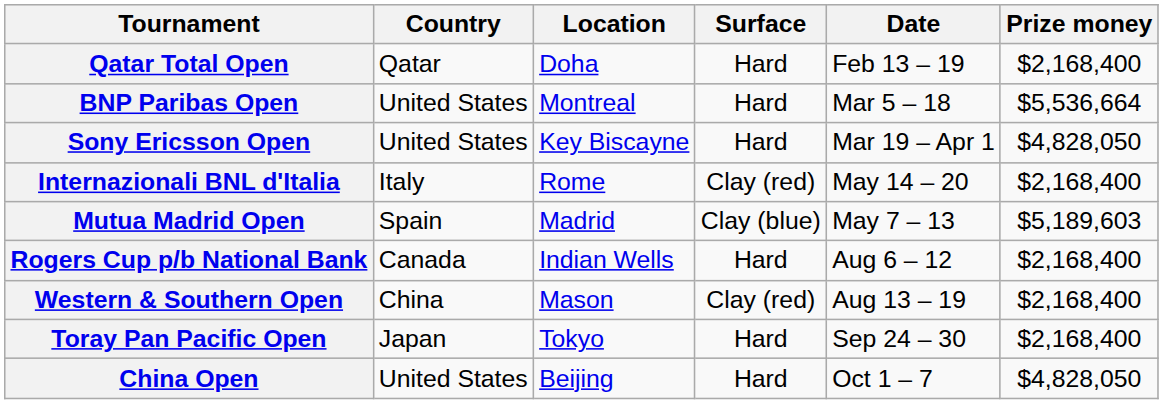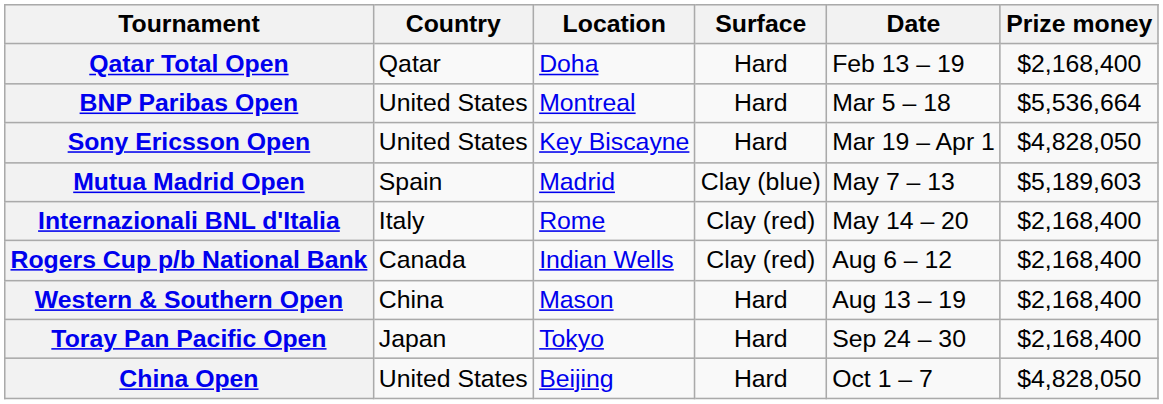rows swapped: (189, 220) <-> (189, 181)
(761, 260) Hard -> (761, 260) Clay (red)
(761, 299) Clay (red) -> (761, 299) Hard
